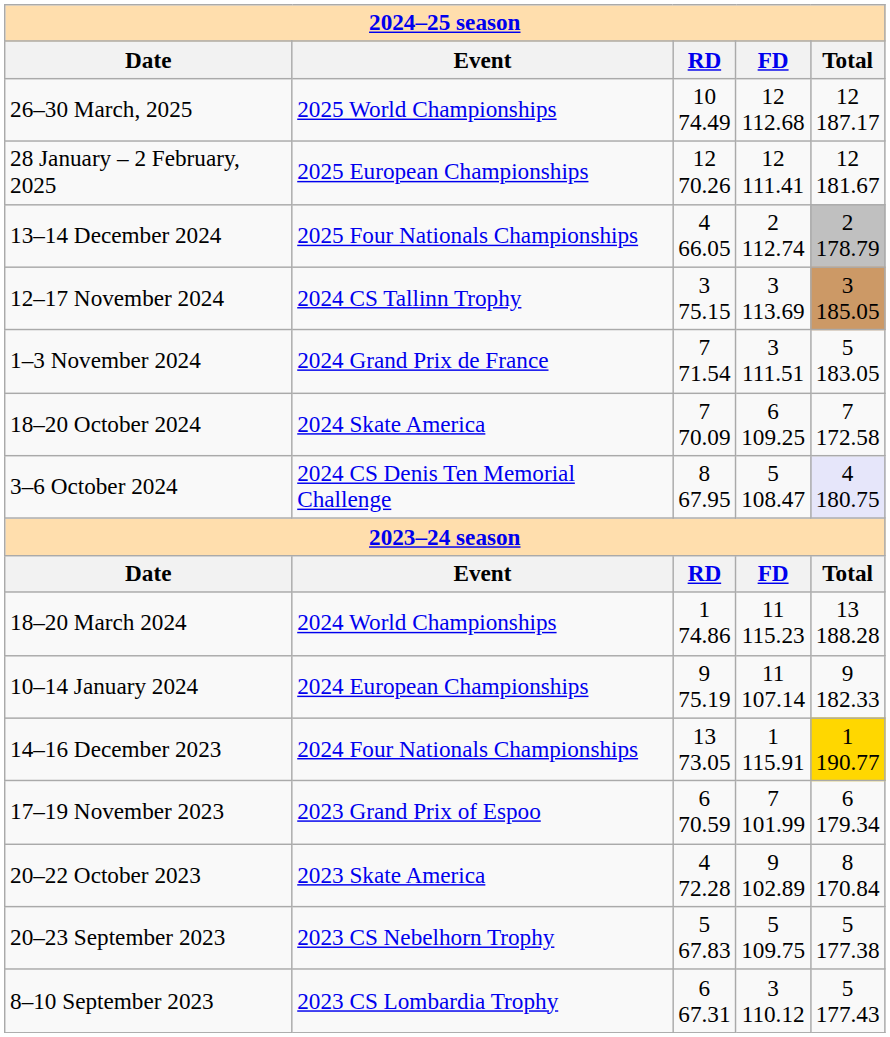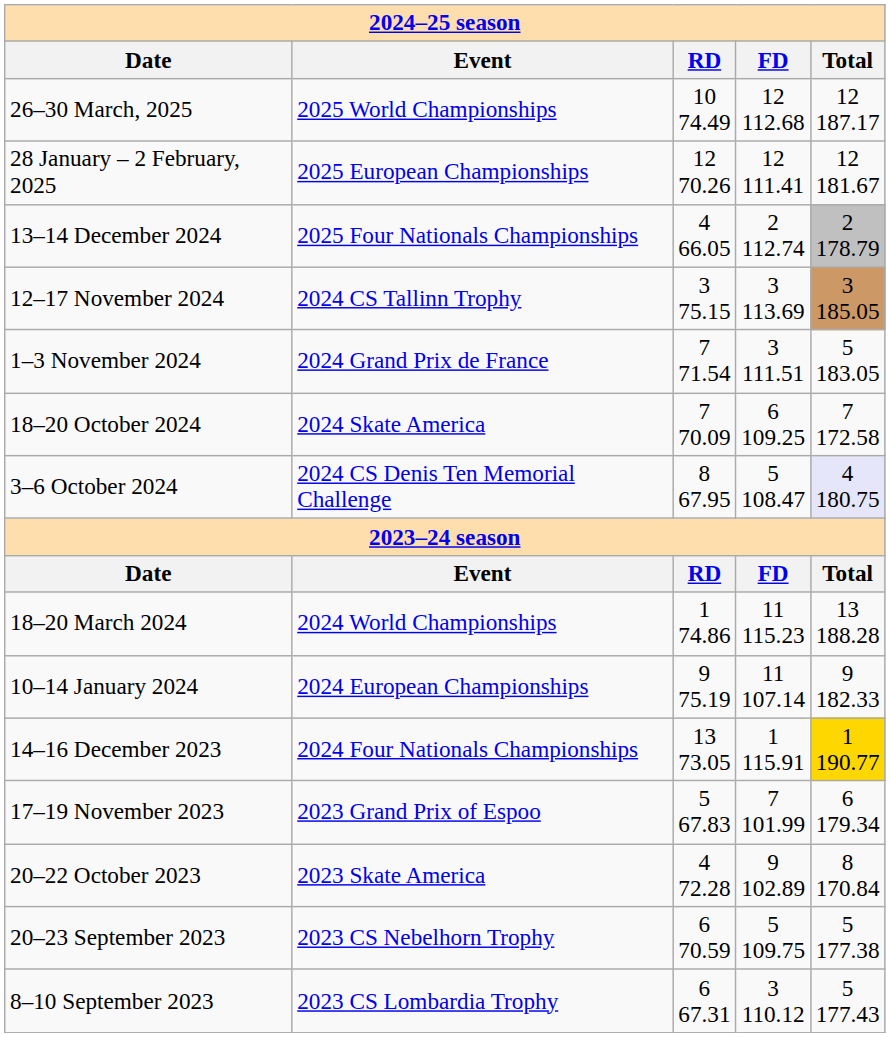(704, 812) 6 70.59 -> (704, 812) 5 67.83
(704, 937) 5 67.83 -> (704, 937) 6 70.59
